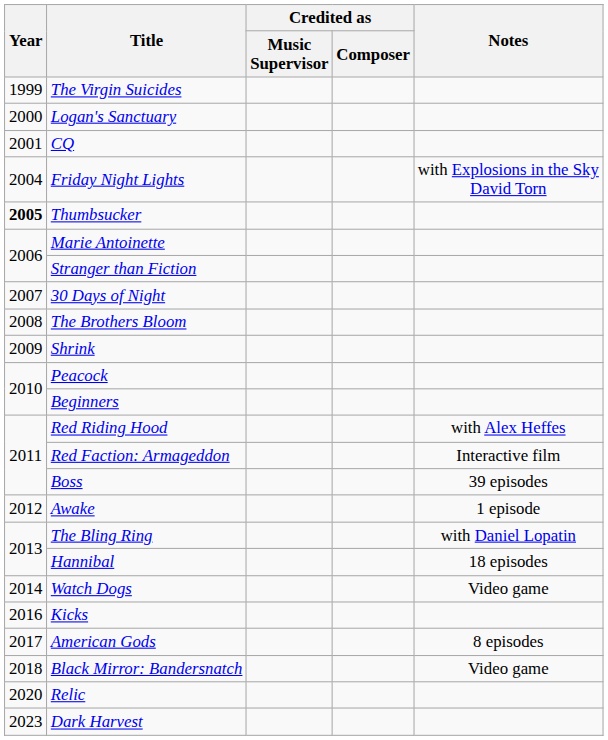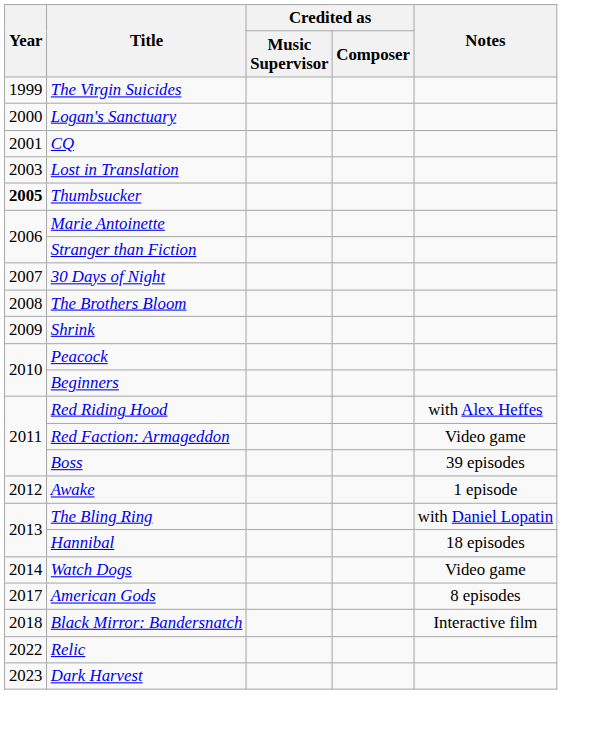+ row: (115, 169)
- row: (118, 179)
(508, 455) Interactive film -> (485, 436) Video game
- row: (69, 615)
(508, 668) Video game -> (485, 622) Interactive film
(26, 695) 2020 -> (26, 649) 2022
